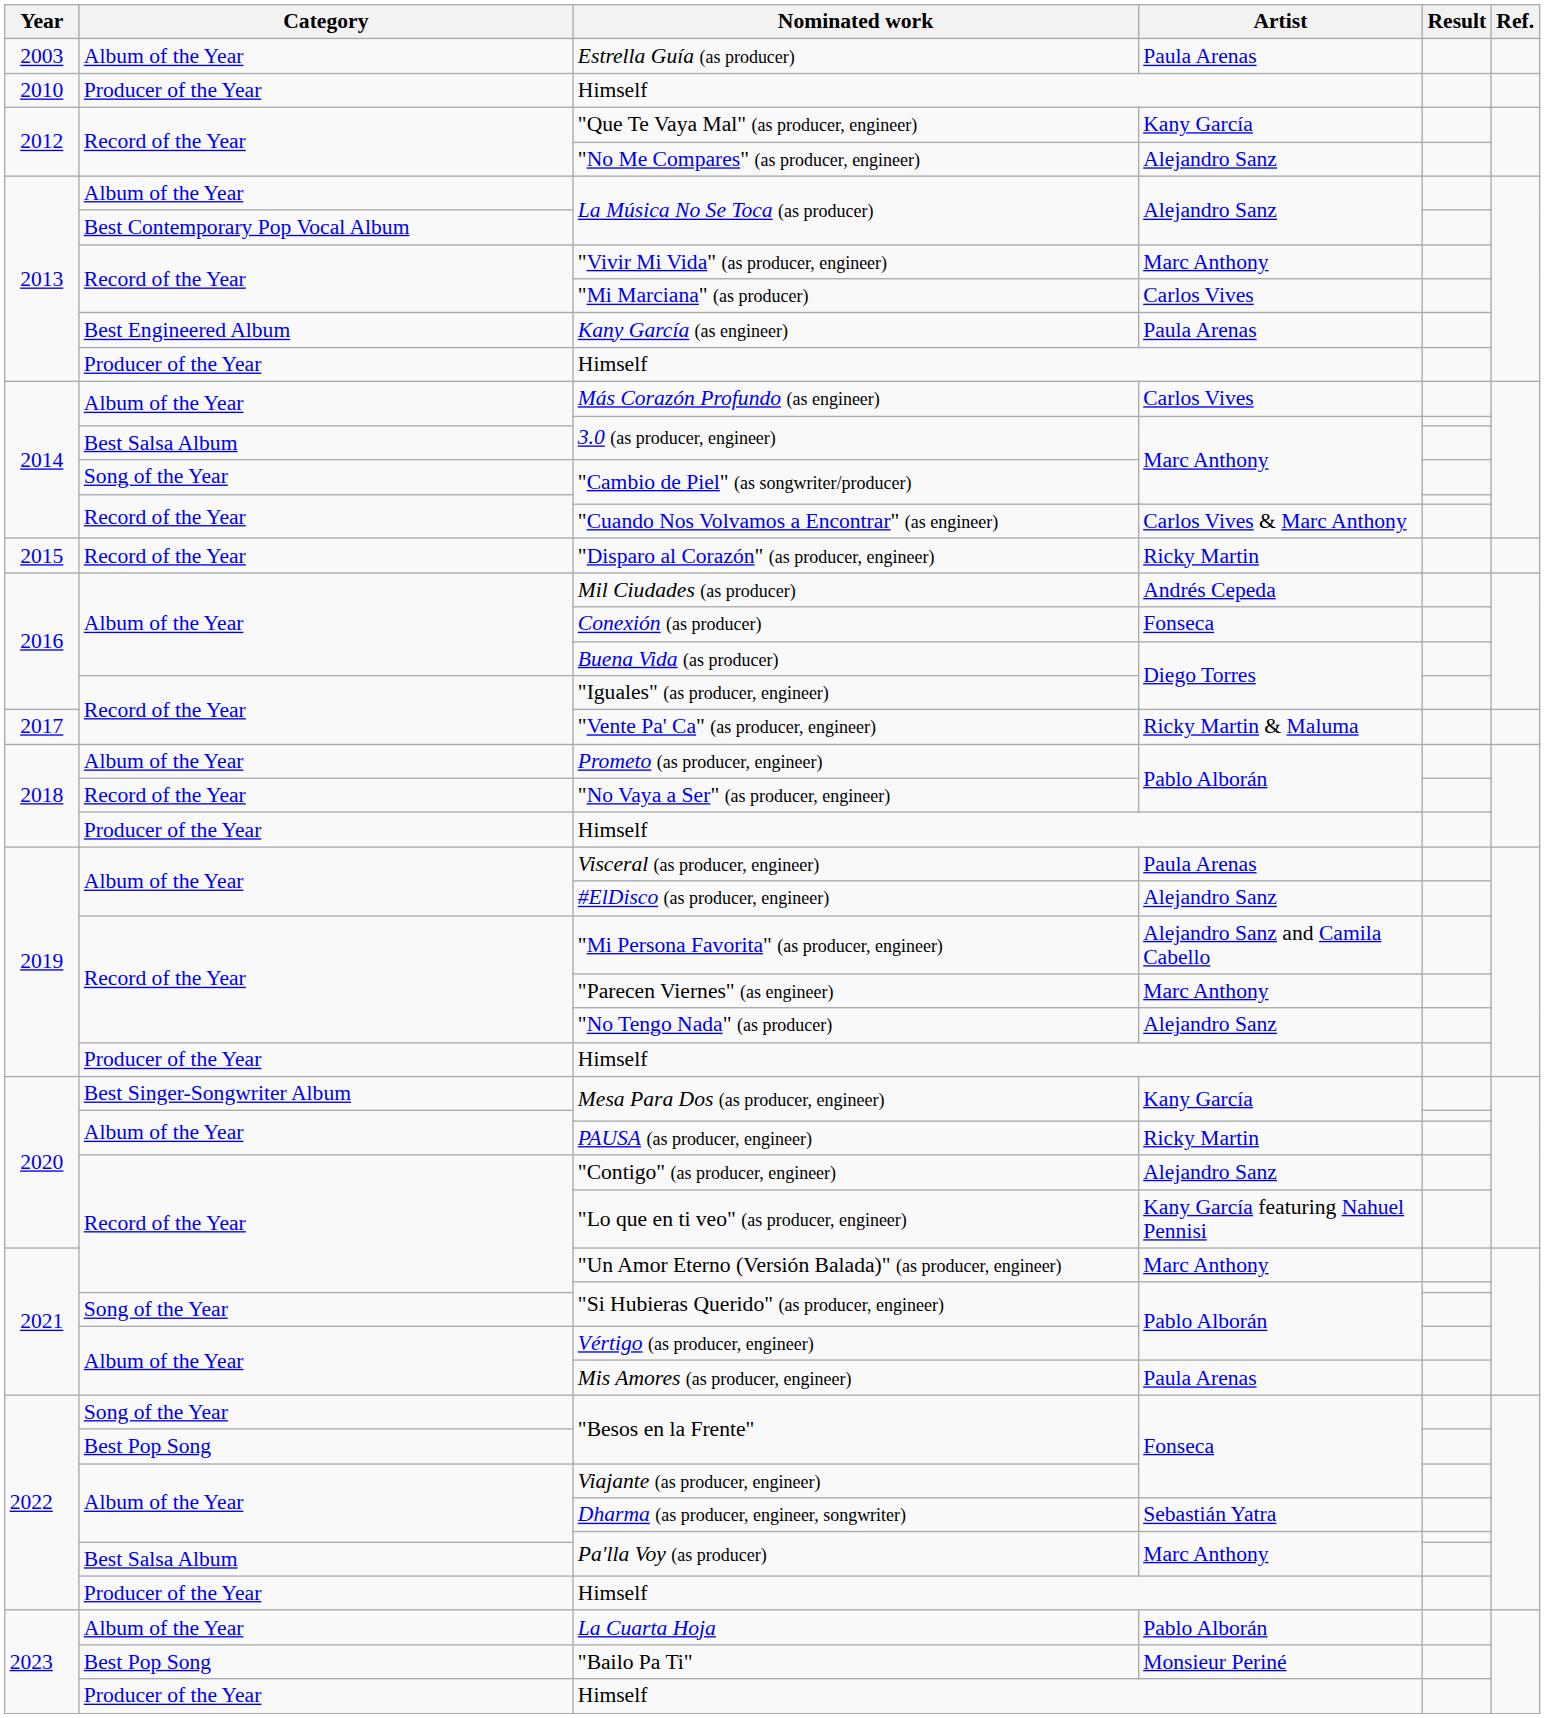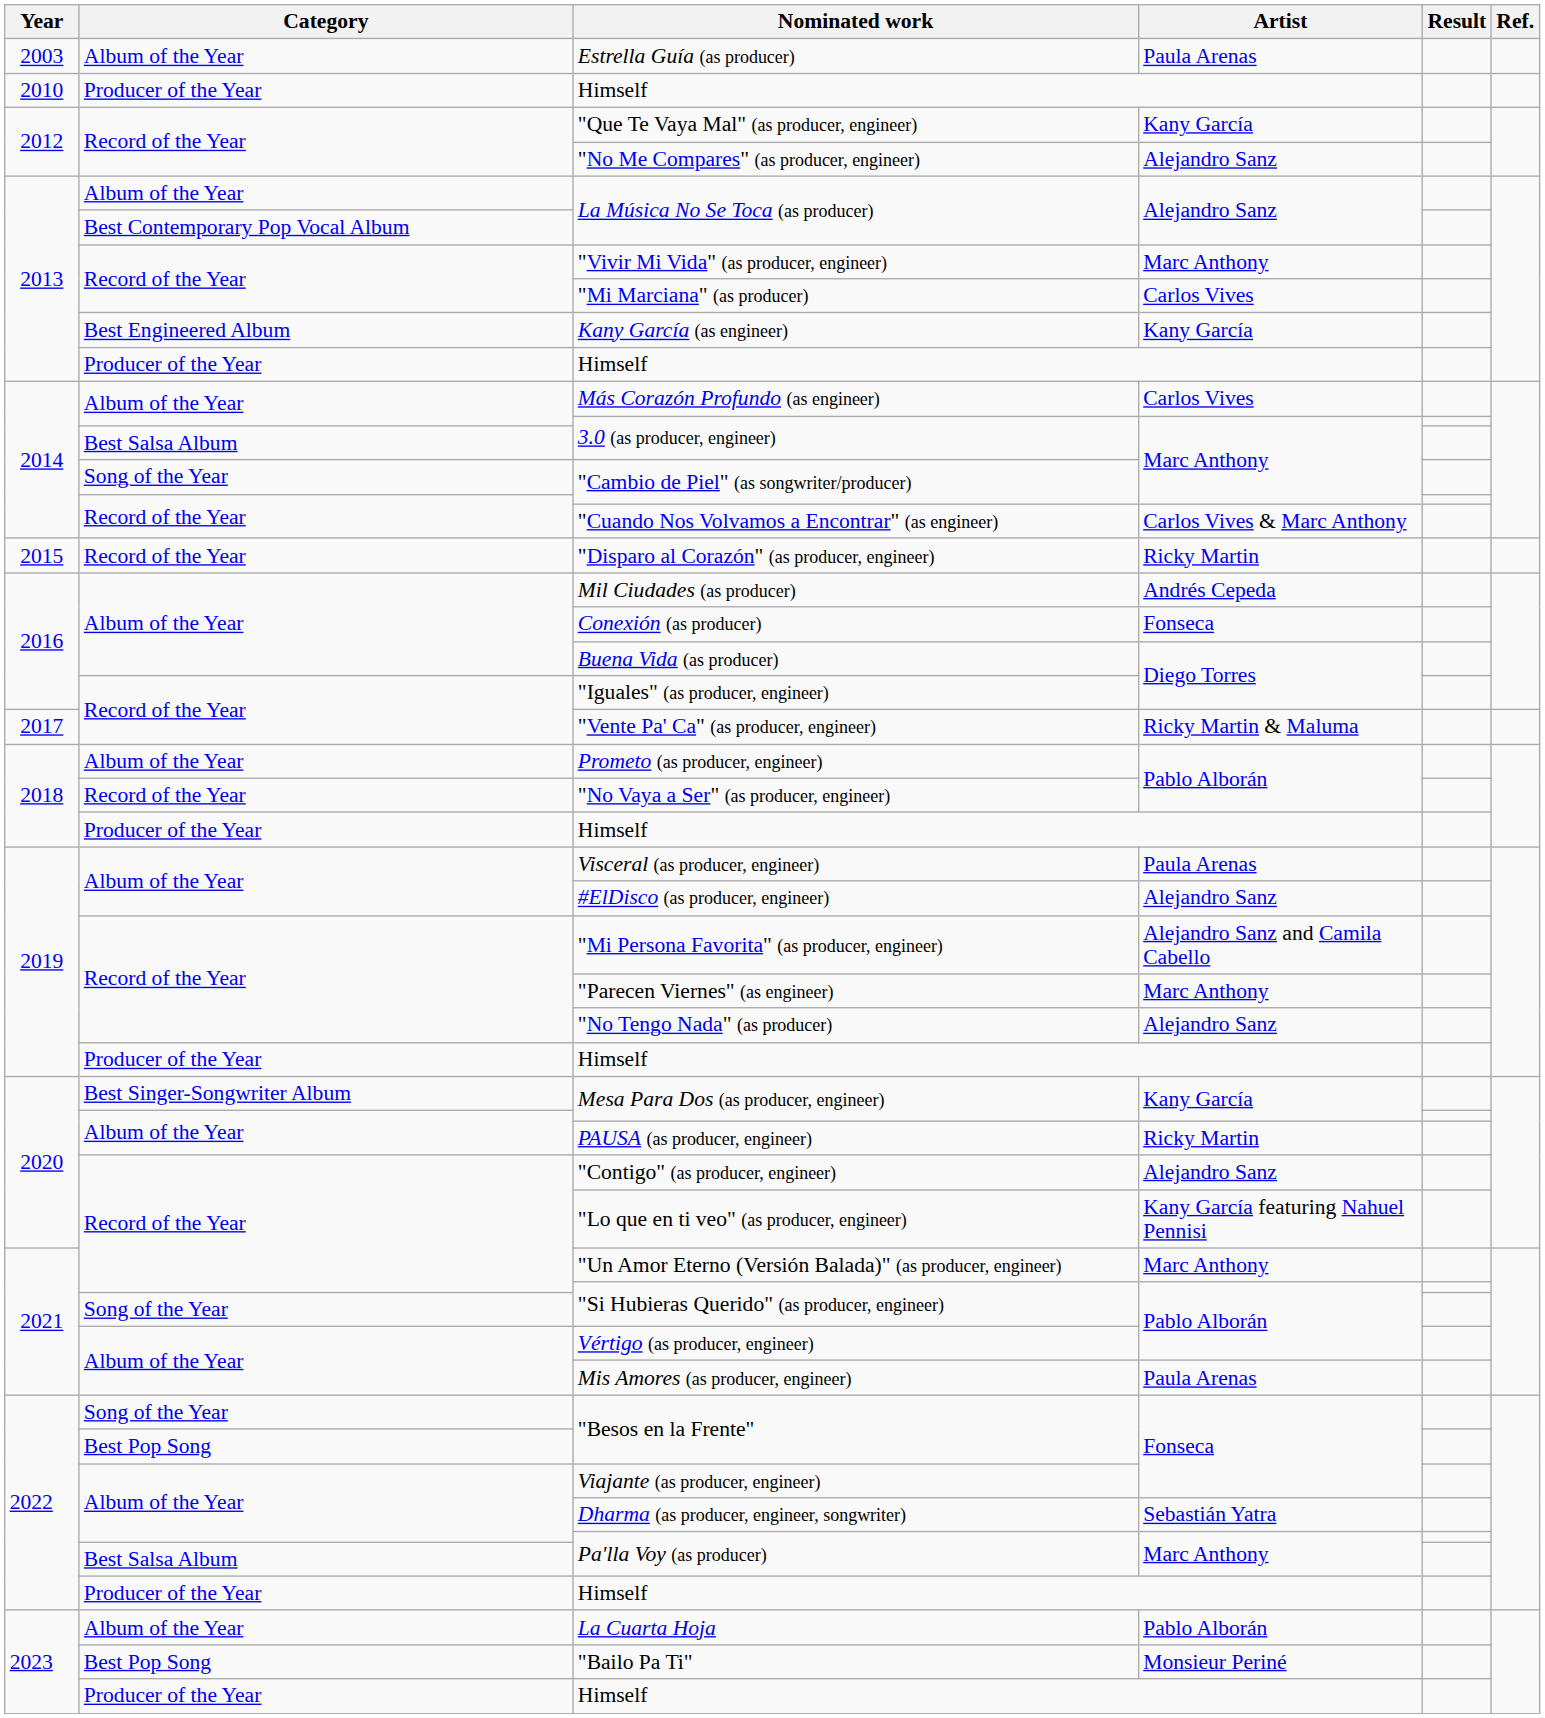(1200, 329) Paula Arenas -> (1198, 329) Kany García
